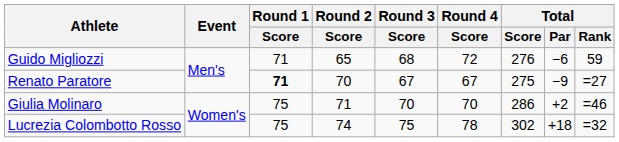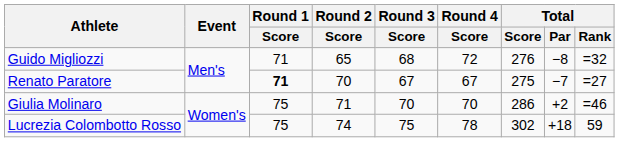(560, 59) −6 -> (560, 59) −8
(595, 59) 59 -> (595, 59) =32
(560, 82) −9 -> (560, 82) −7
(595, 126) =32 -> (595, 126) 59
